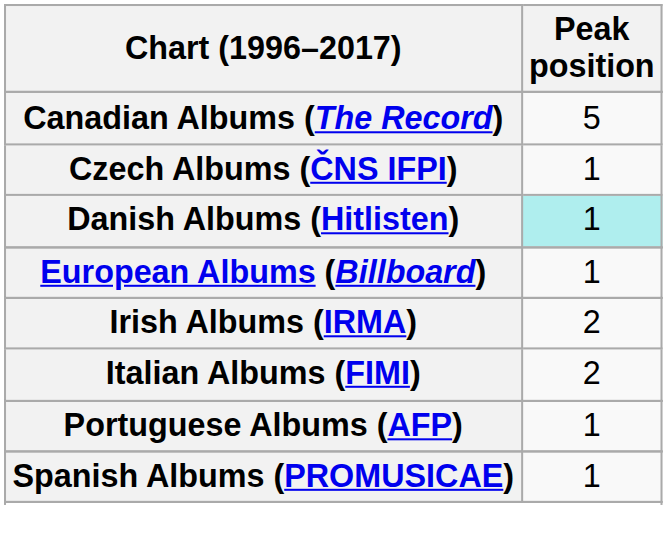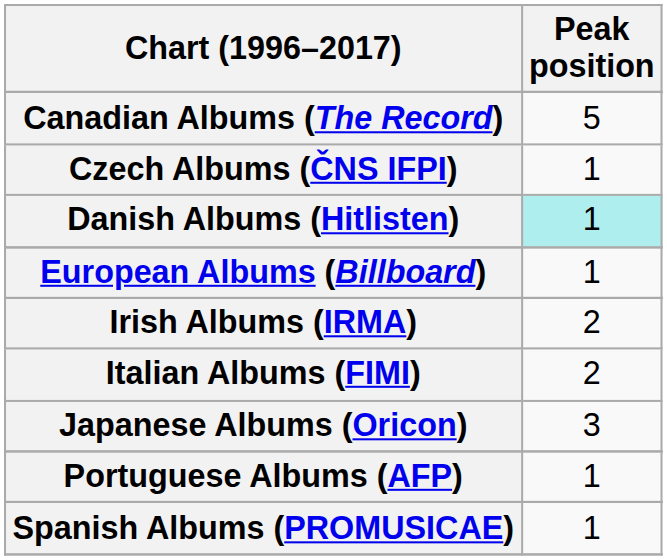+ row: (263, 425)
